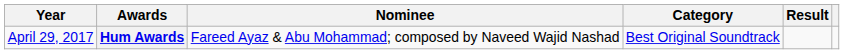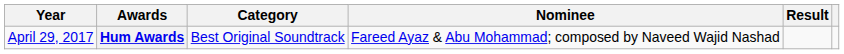columns swapped: (703, 15) <-> (405, 15)
